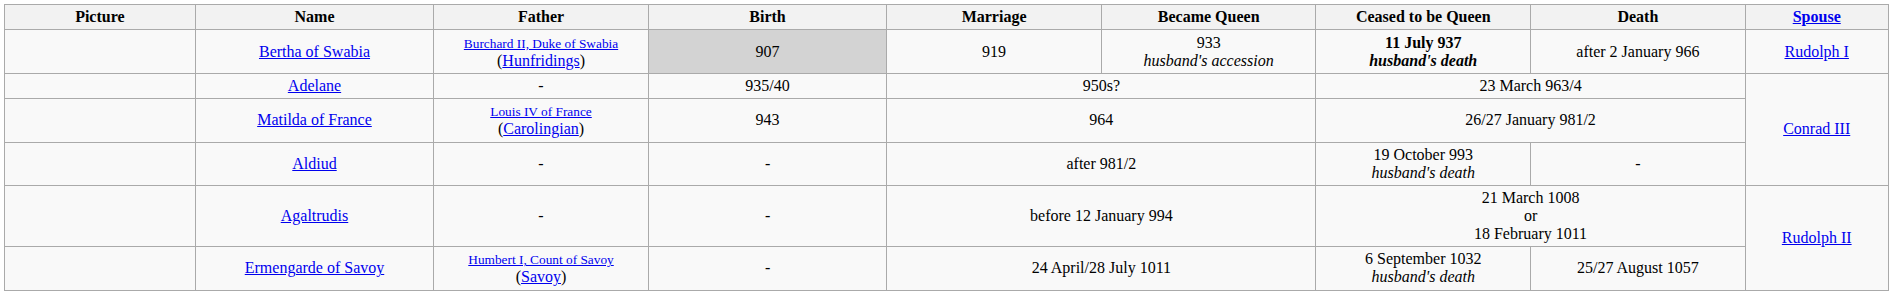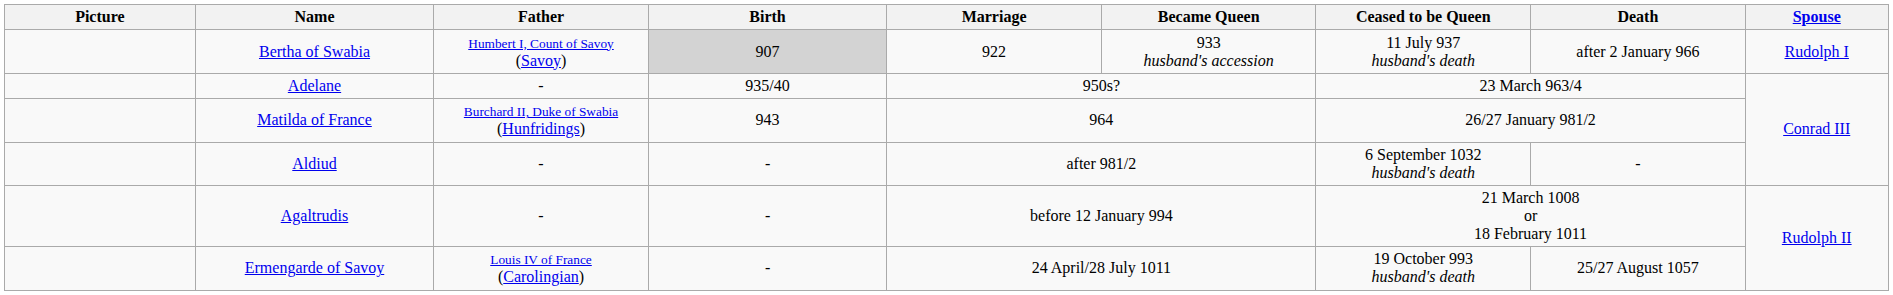(541, 52) Burchard II, Duke of Swabia (Hunfridings) -> (541, 52) Humbert I, Count of Savoy (Savoy)
(994, 51) 919 -> (994, 51) 922
(1423, 51) bold -> (1423, 51) normal
(541, 121) Louis IV of France (Carolingian) -> (541, 121) Burchard II, Duke of Swabia (Hunfridings)
(1423, 163) 19 October 993 husband's death -> (1423, 163) 6 September 1032 husband's death
(541, 269) Humbert I, Count of Savoy (Savoy) -> (541, 269) Louis IV of France (Carolingian)
(1423, 268) 6 September 1032 husband's death -> (1423, 268) 19 October 993 husband's death
